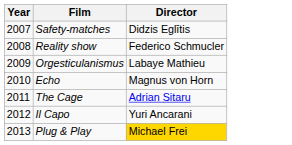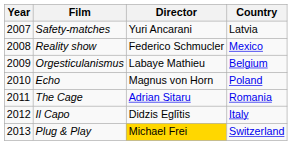+ column: (257, 13)
(159, 30) Didzis Eglītis -> (160, 30) Yuri Ancarani
(160, 115) Yuri Ancarani -> (159, 115) Didzis Eglītis
